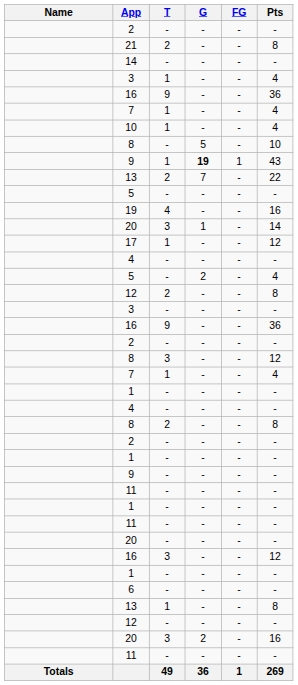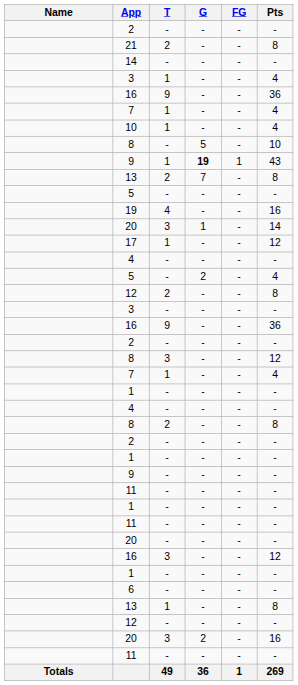(275, 177) 22 -> (275, 177) 8
